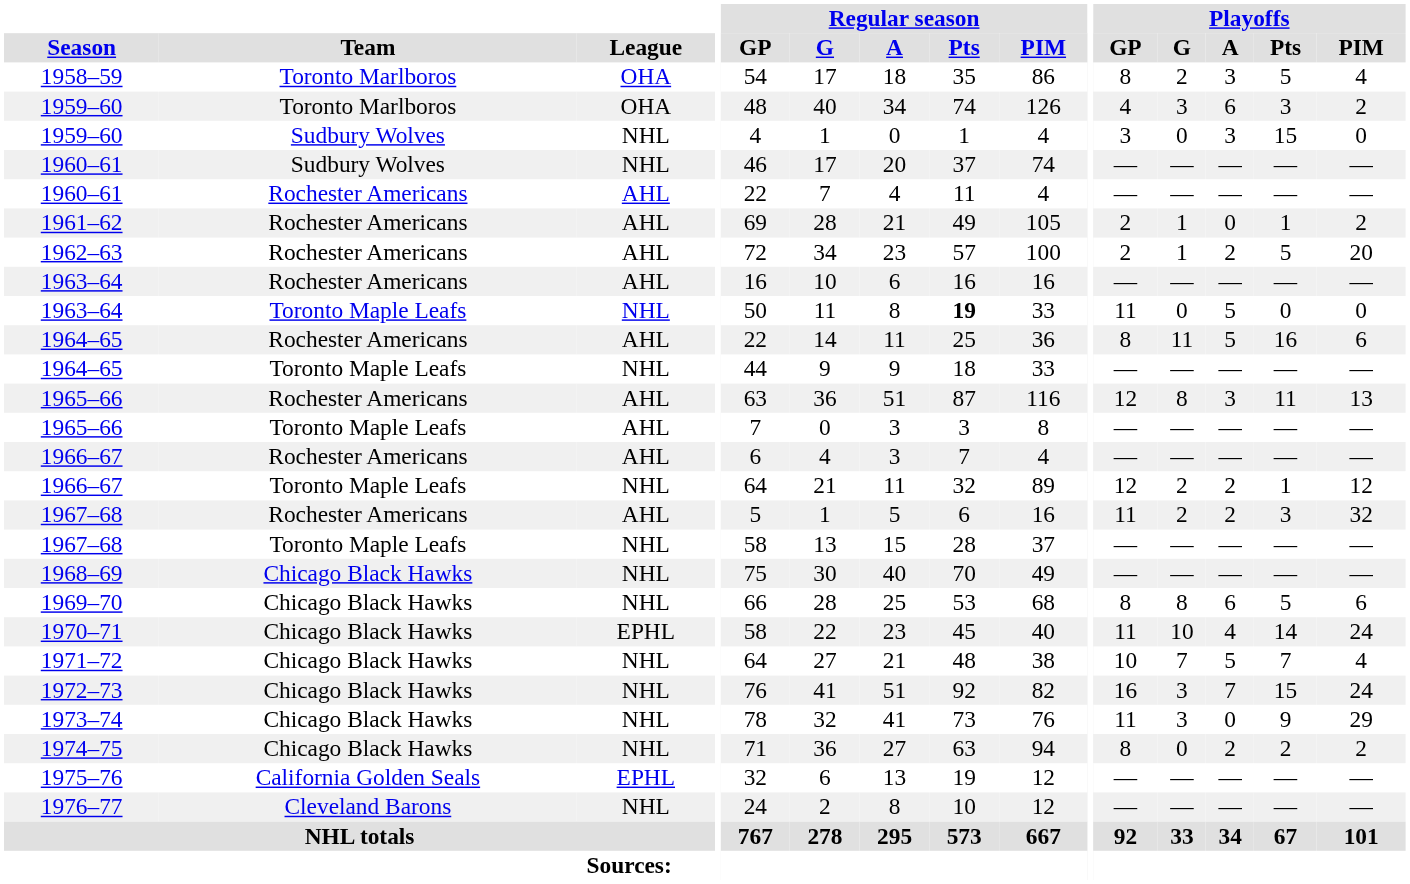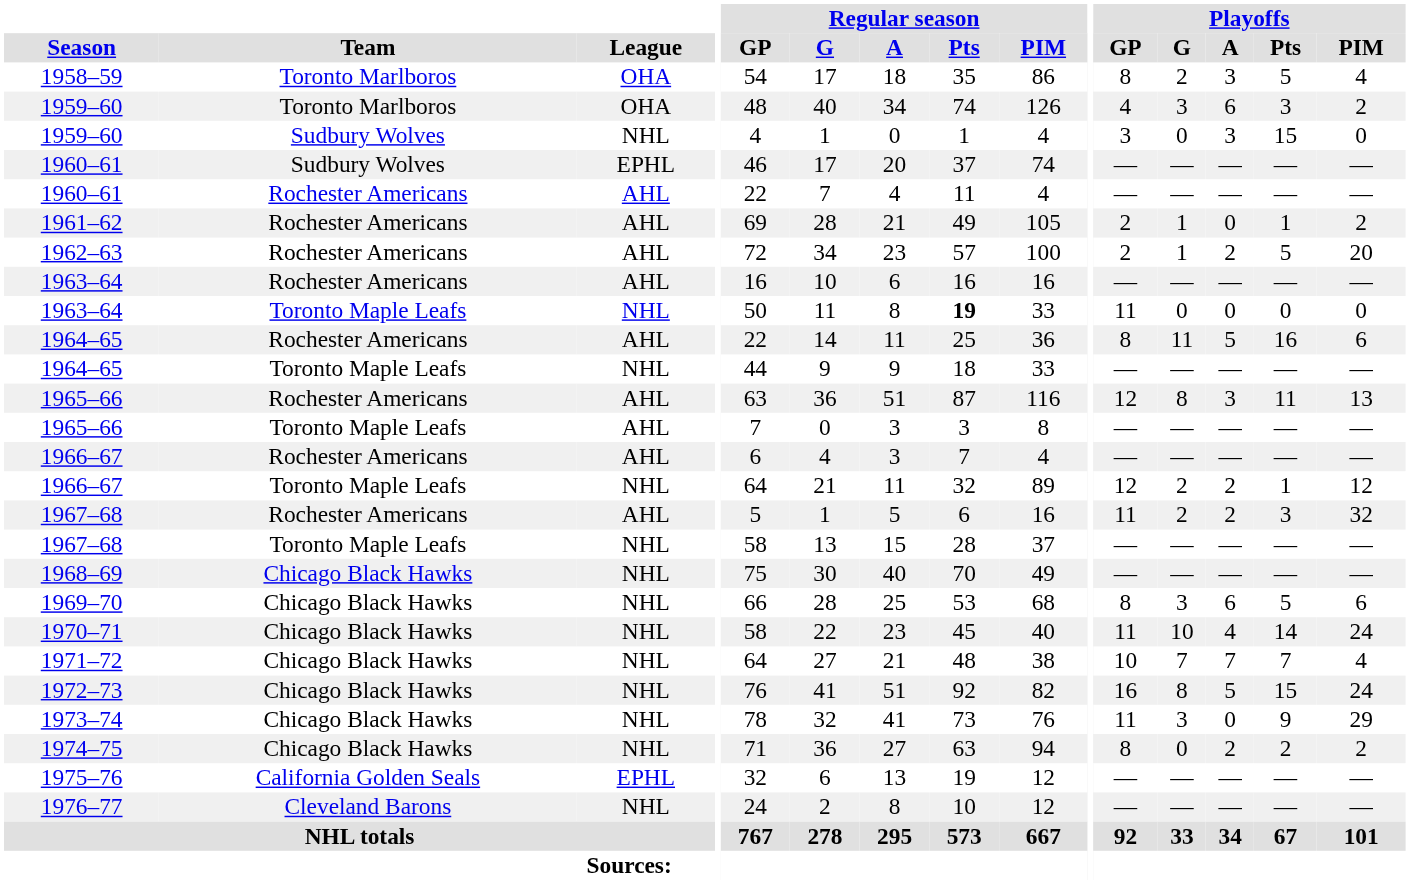(646, 164) NHL -> (646, 164) EPHL
(1230, 310) 5 -> (1230, 310) 0
(1182, 602) 8 -> (1182, 602) 3
(646, 631) EPHL -> (646, 631) NHL
(1230, 660) 5 -> (1230, 660) 7
(1182, 689) 3 -> (1182, 689) 8
(1230, 689) 7 -> (1230, 689) 5
